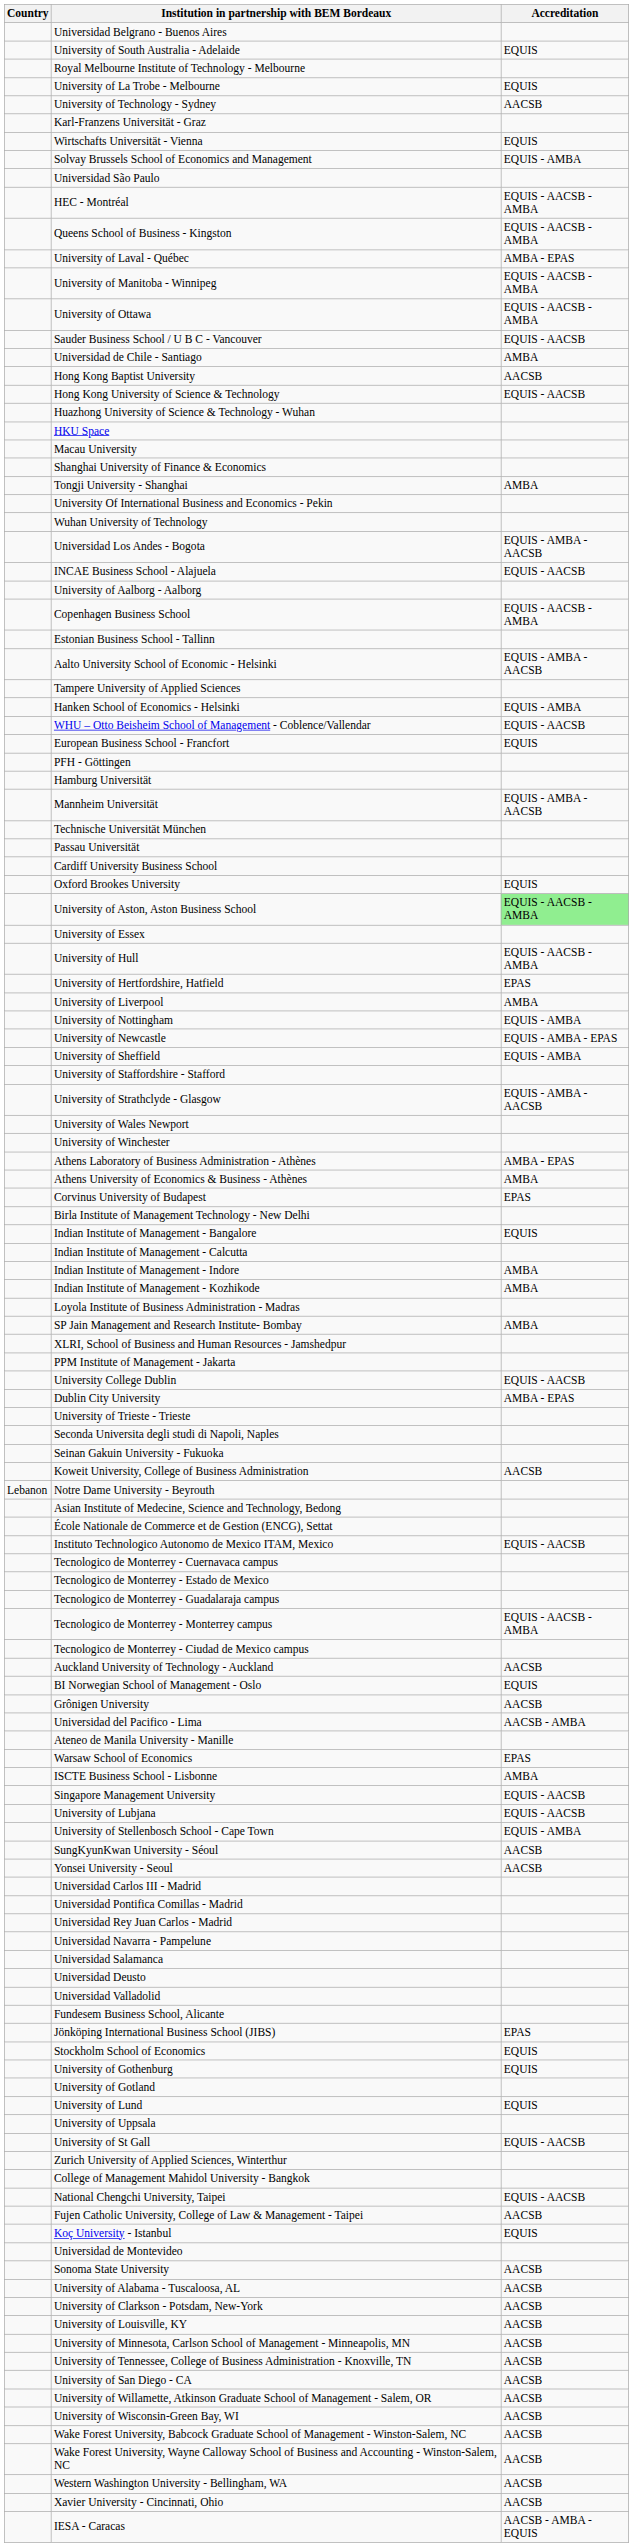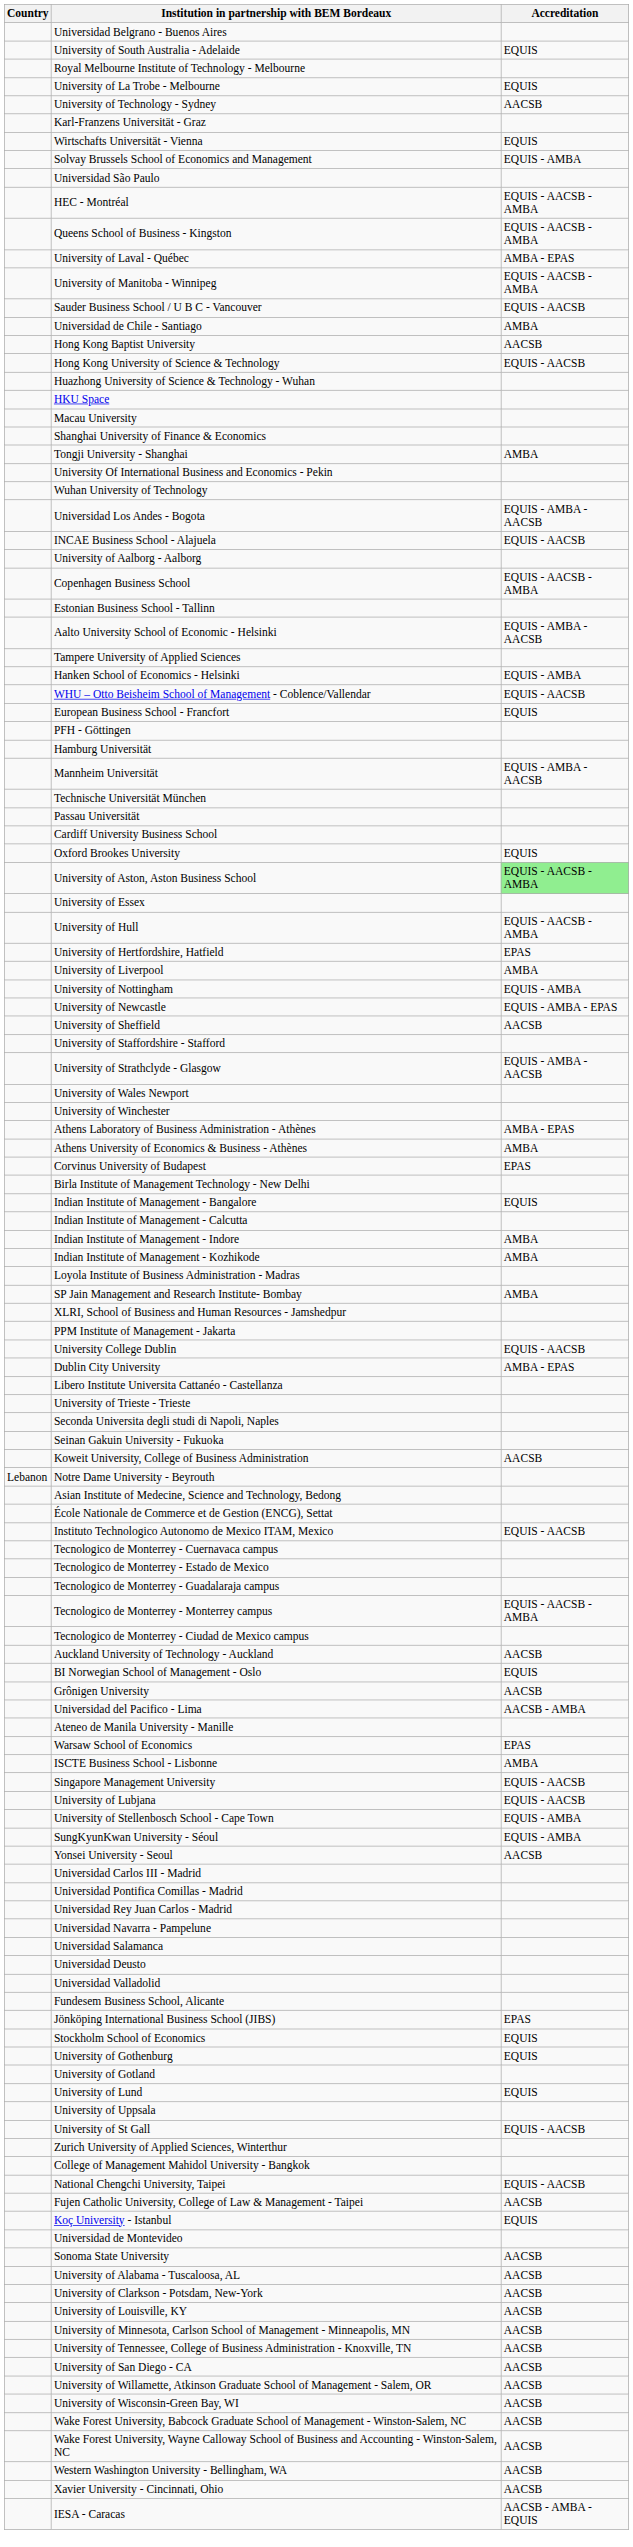- row: (103, 314)
(543, 1056) EQUIS - AMBA -> (523, 1025) AACSB
+ row: (168, 1385)
(523, 1849) AACSB -> (543, 1837) EQUIS - AMBA
